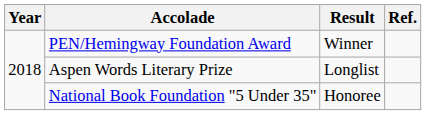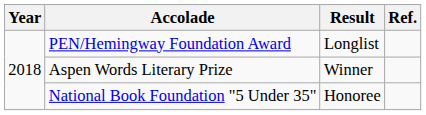(348, 43) Winner -> (351, 43) Longlist
(351, 69) Longlist -> (348, 69) Winner
